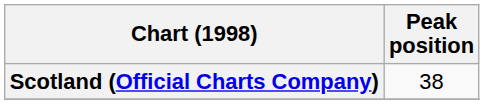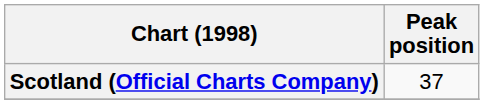(431, 81) 38 -> (431, 81) 37
